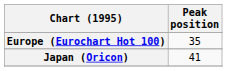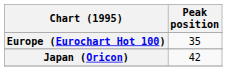(195, 57) 41 -> (195, 57) 42
